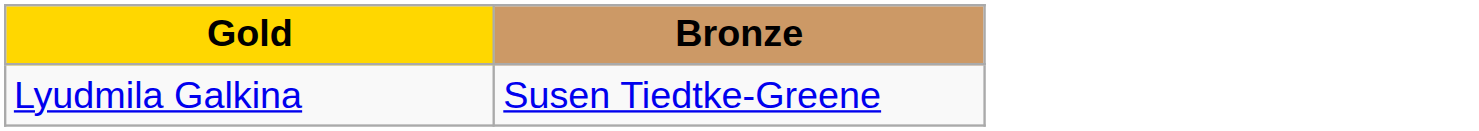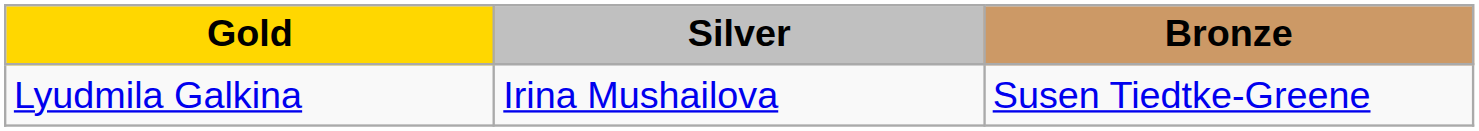+ column: (739, 34)
